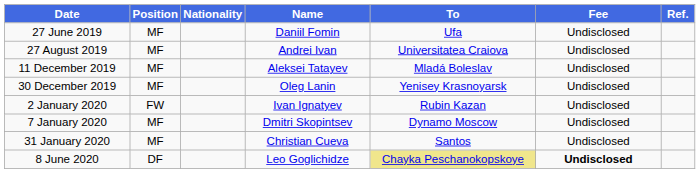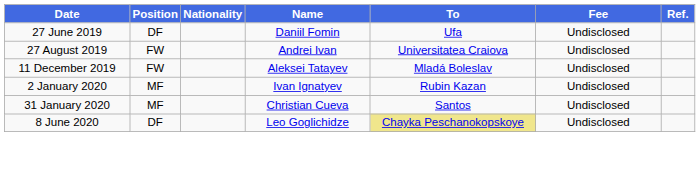(155, 32) MF -> (155, 32) DF
(155, 50) MF -> (155, 50) FW
(155, 68) MF -> (155, 68) FW
- row: (67, 87)
(155, 105) FW -> (155, 87) MF
- row: (67, 123)
(598, 159) bold -> (598, 123) normal
